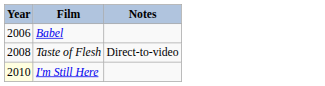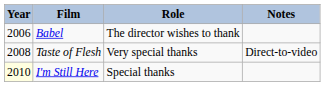+ column: (173, 14)
